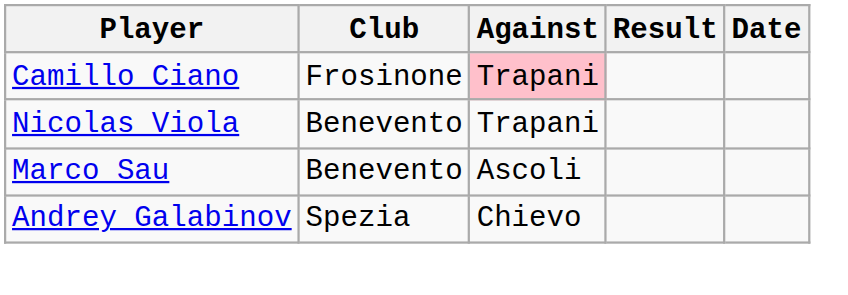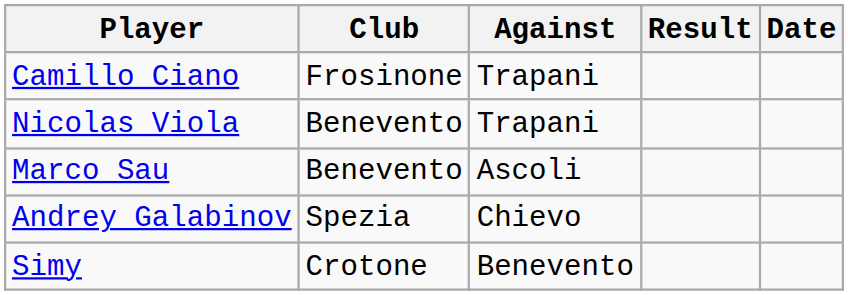(538, 76) pink background -> (538, 76) no background
+ row: (47, 266)
